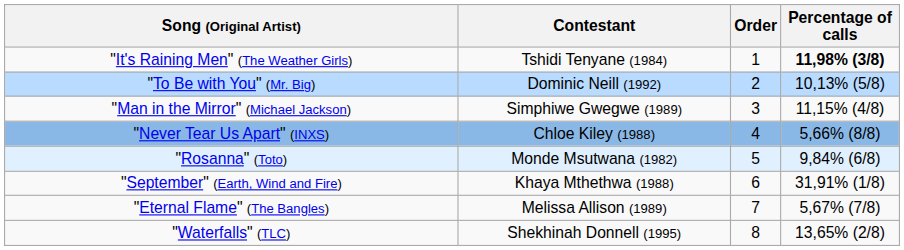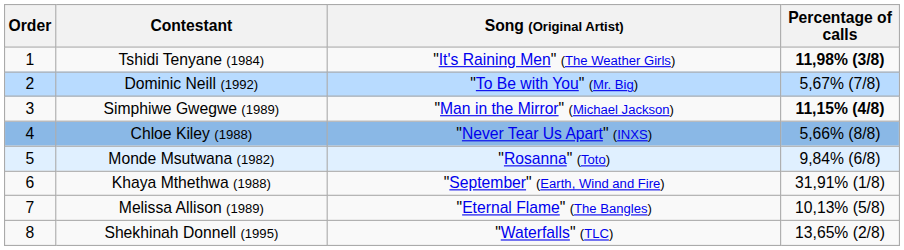columns swapped: (756, 26) <-> (231, 26)
(840, 84) 10,13% (5/8) -> (840, 84) 5,67% (7/8)
(840, 109) normal -> (840, 109) bold
(840, 208) 5,67% (7/8) -> (840, 208) 10,13% (5/8)
